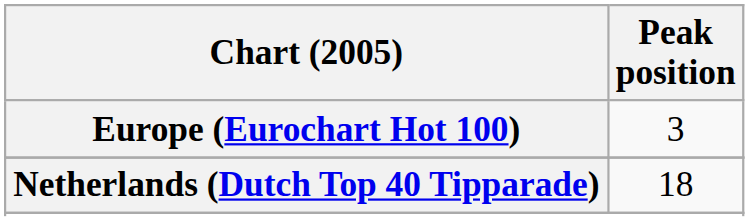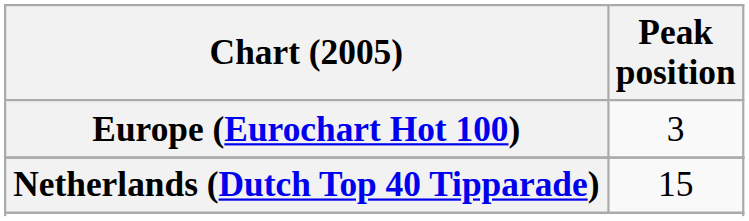(676, 184) 18 -> (676, 184) 15
